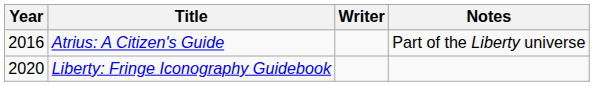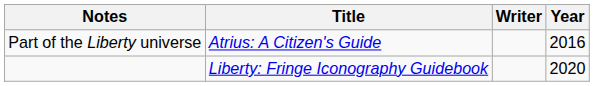columns swapped: (26, 17) <-> (489, 17)
